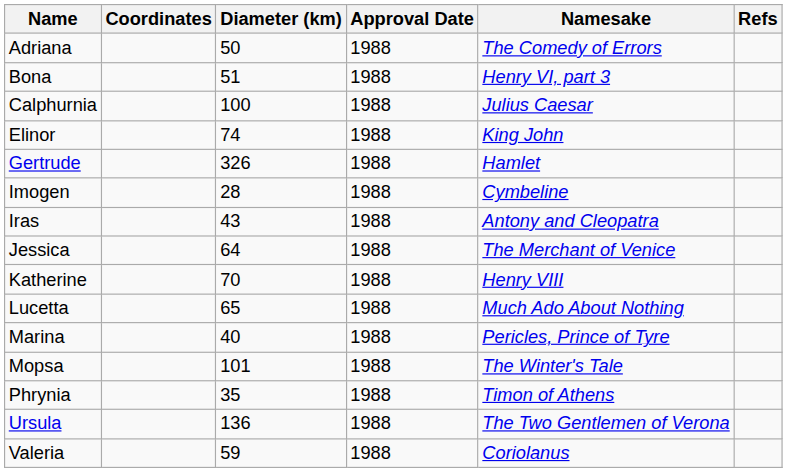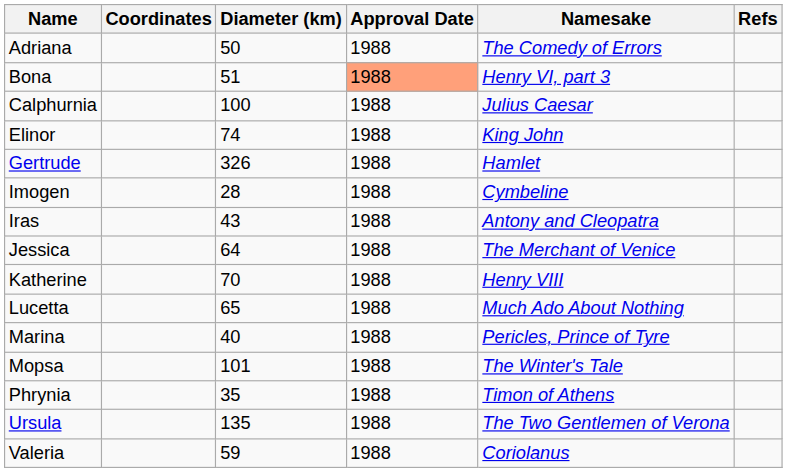(371, 76) no background -> (371, 76) lightsalmon background
(235, 423) 136 -> (235, 423) 135
